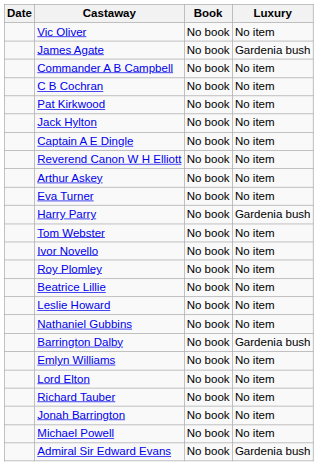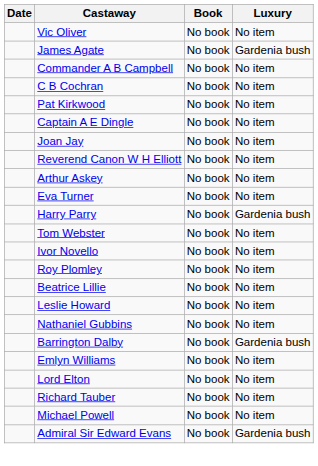- row: (67, 123)
+ row: (60, 141)
- row: (81, 415)
